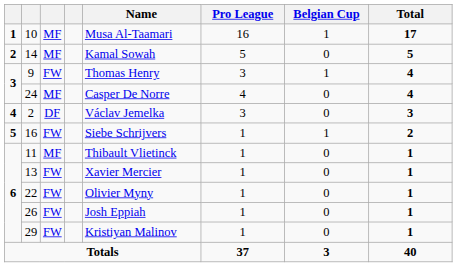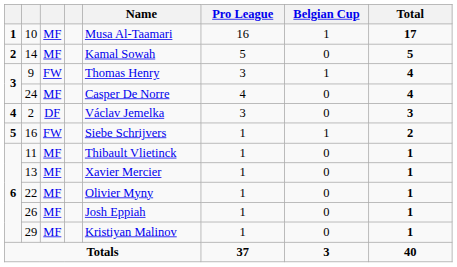(52, 172) FW -> (52, 172) MF
(52, 192) FW -> (52, 192) MF
(52, 212) FW -> (52, 212) MF
(52, 232) FW -> (52, 232) MF
